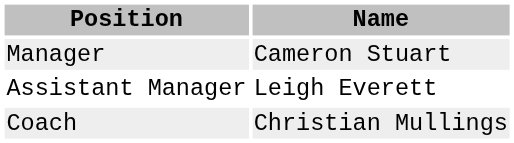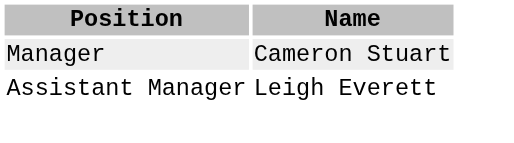- row: (42, 123)
